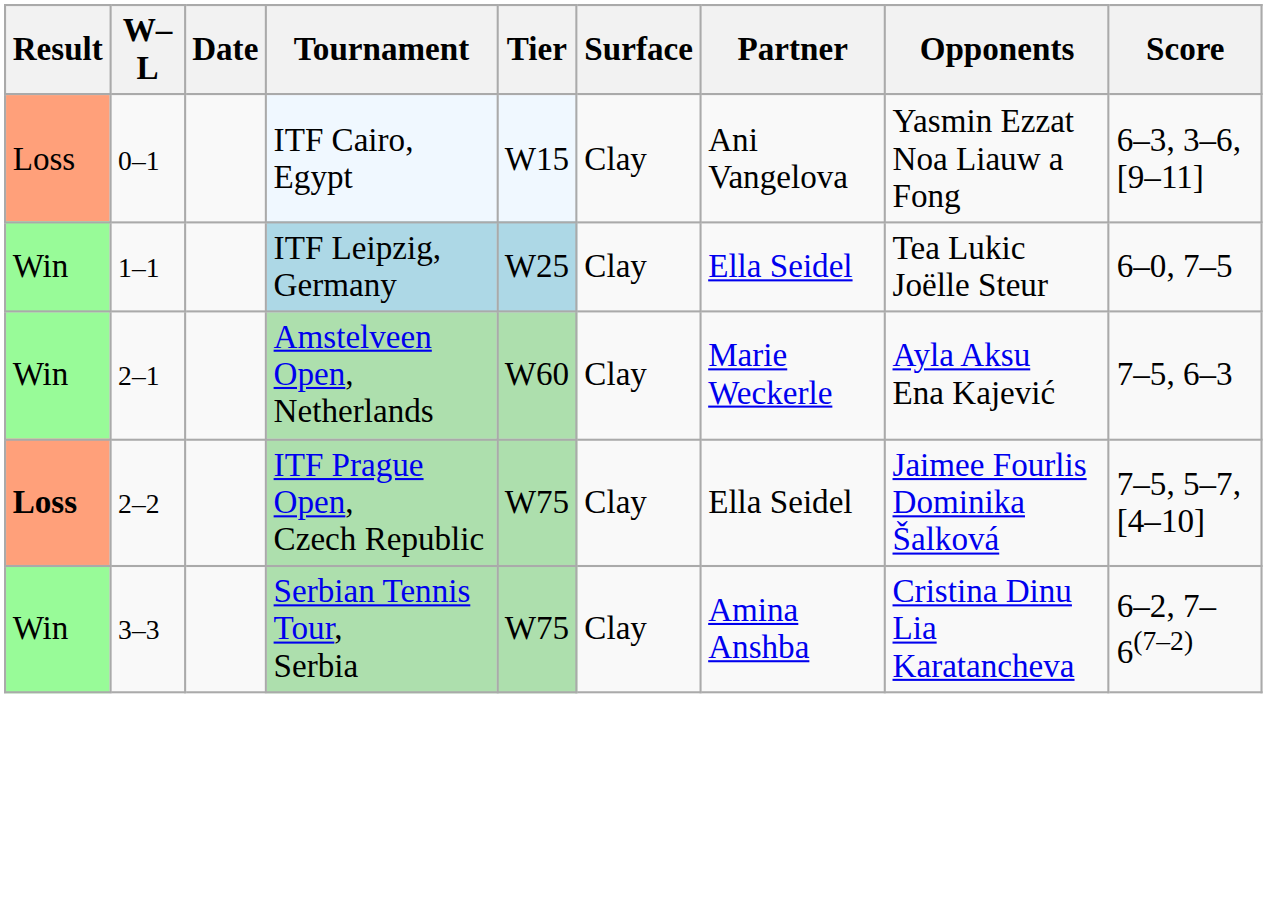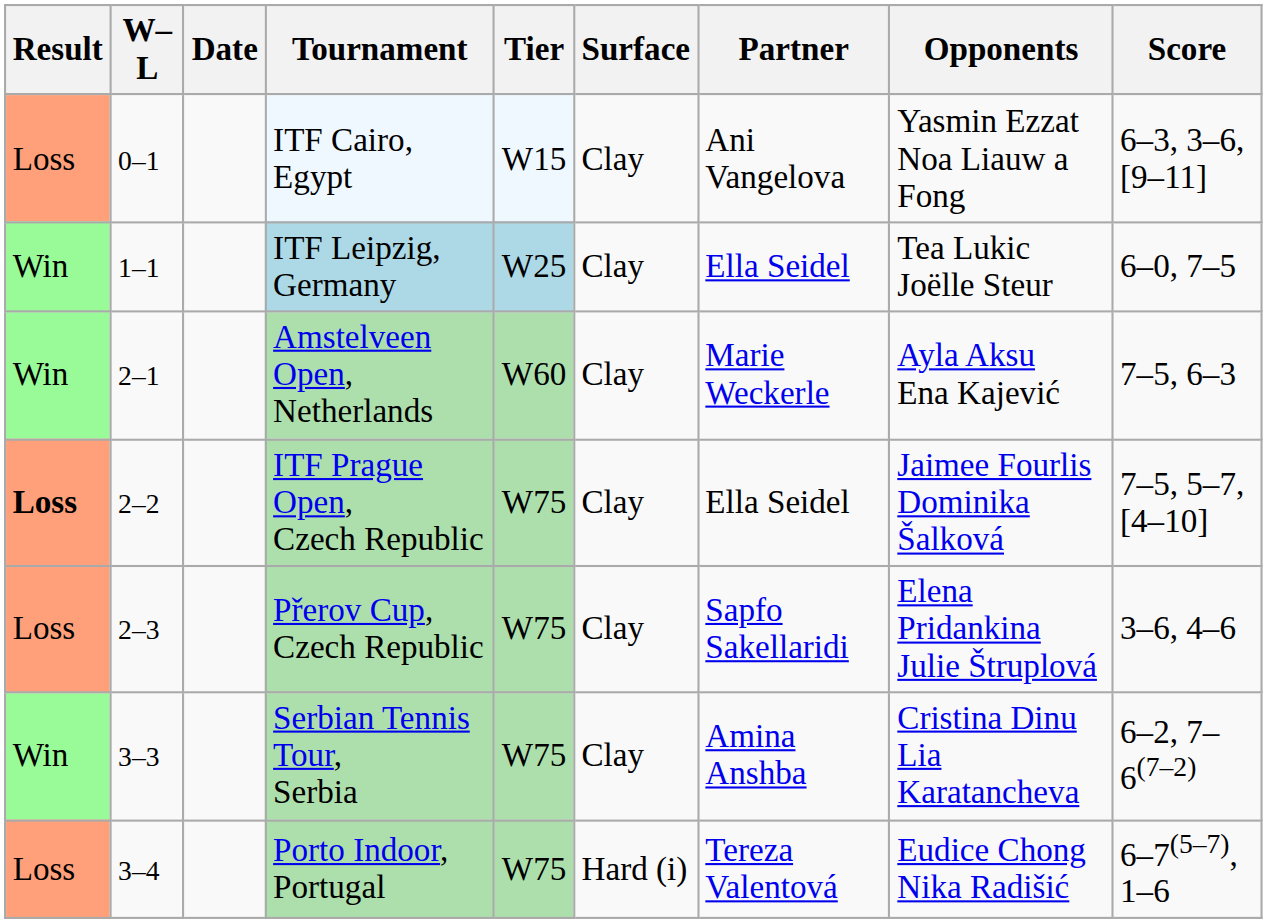+ row: (378, 628)
+ row: (361, 868)
